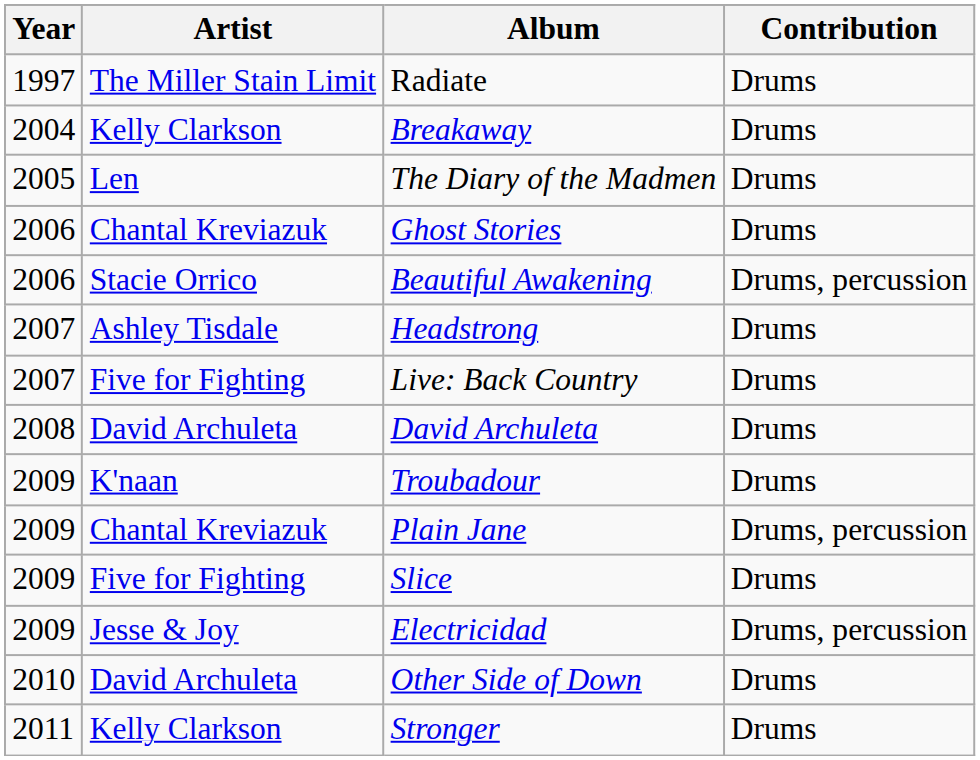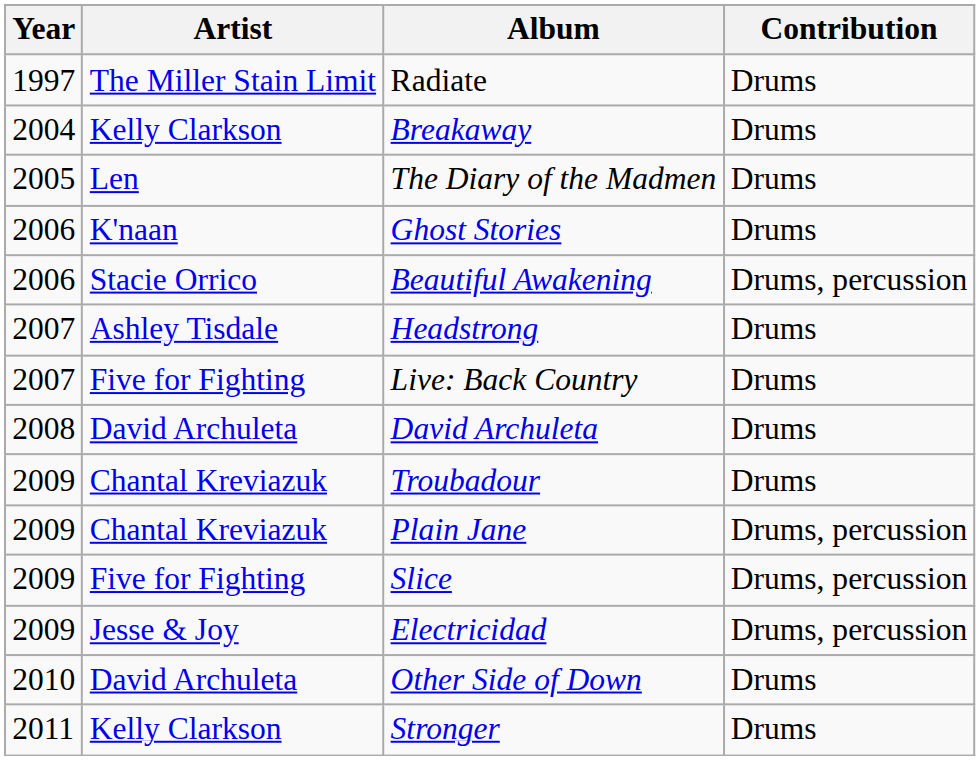(208, 229) Chantal Kreviazuk -> (134, 229) K'naan
(134, 479) K'naan -> (208, 479) Chantal Kreviazuk
(774, 579) Drums -> (849, 579) Drums, percussion
